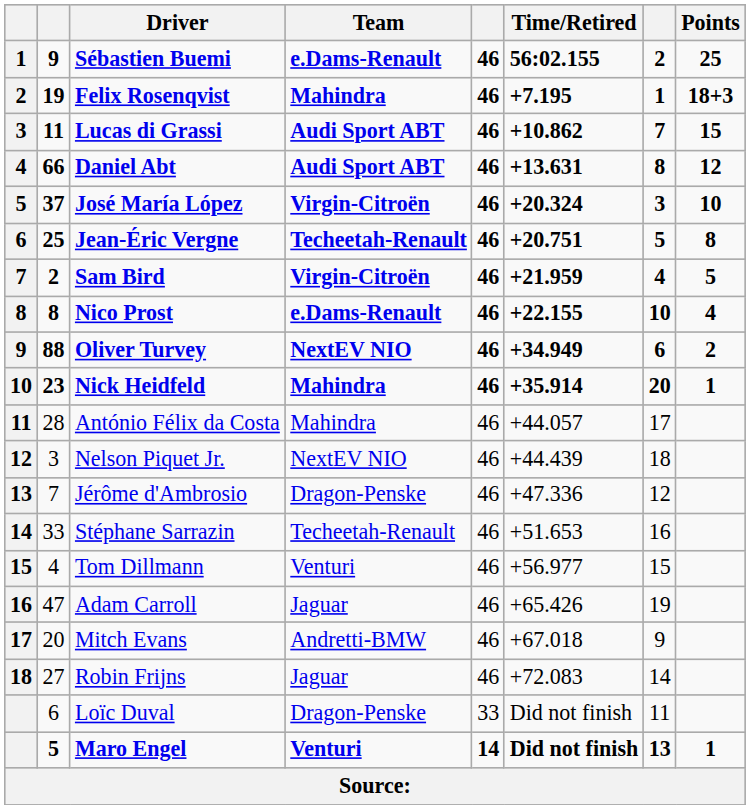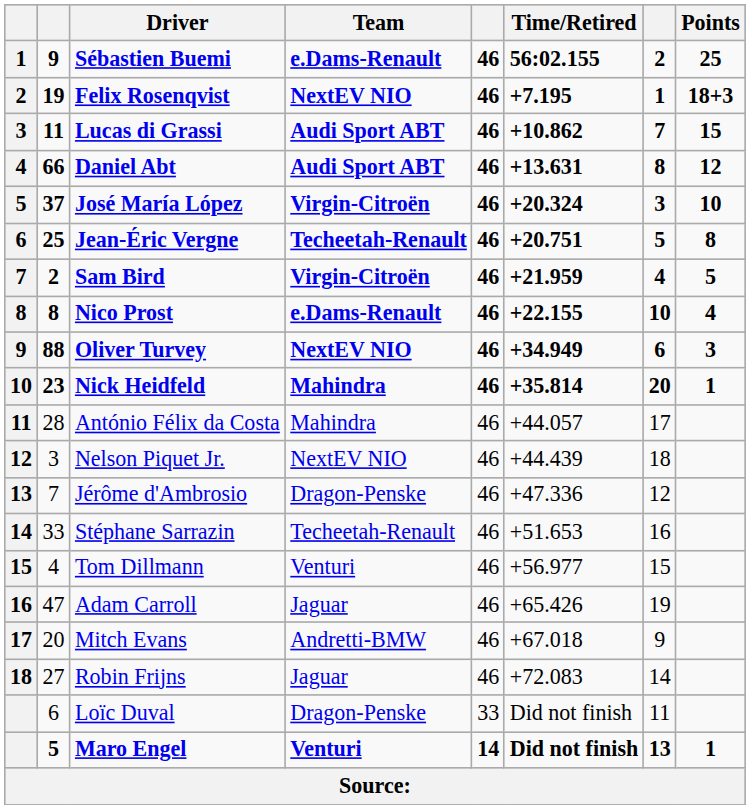(338, 94) Mahindra -> (351, 94) NextEV NIO
(711, 349) 2 -> (711, 349) 3
(546, 385) +35.914 -> (546, 385) +35.814
